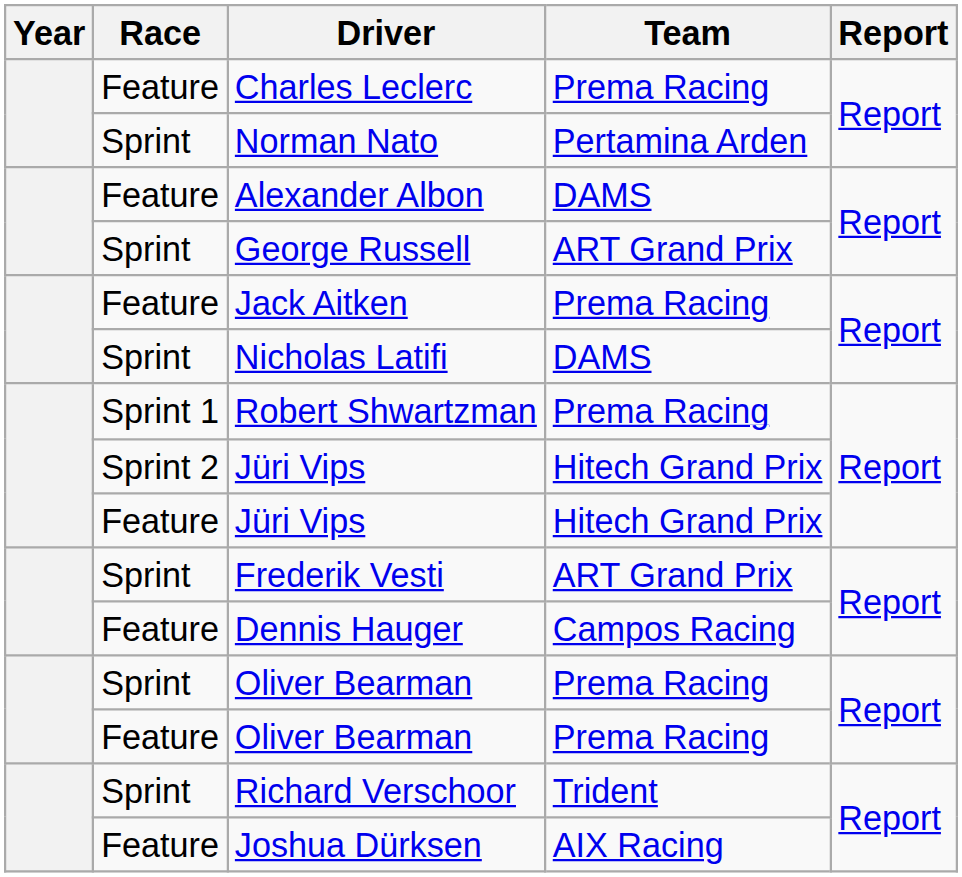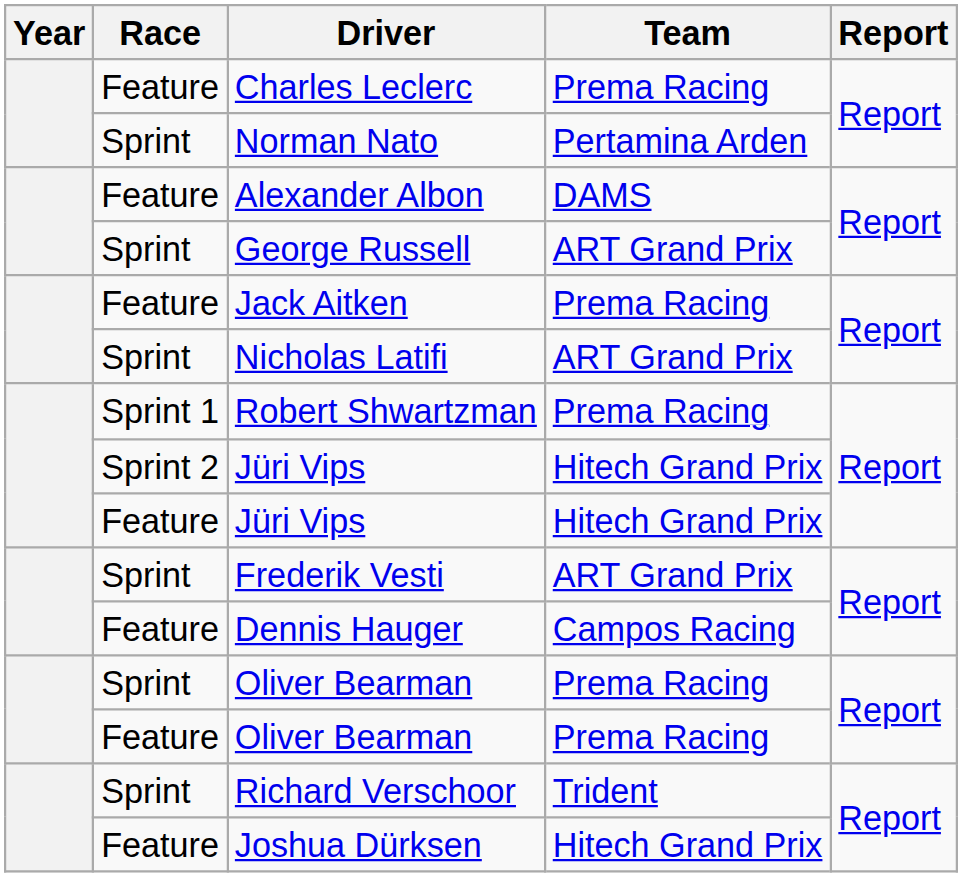(602, 357) DAMS -> (673, 357) ART Grand Prix
(638, 844) AIX Racing -> (688, 844) Hitech Grand Prix
